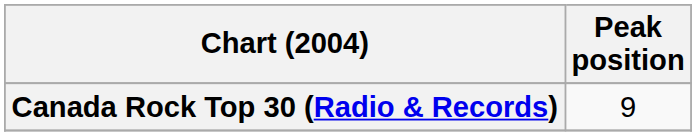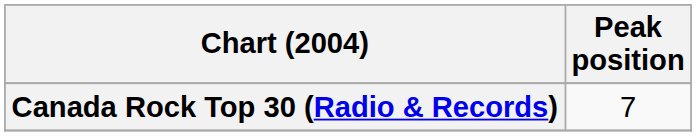(628, 106) 9 -> (628, 106) 7
